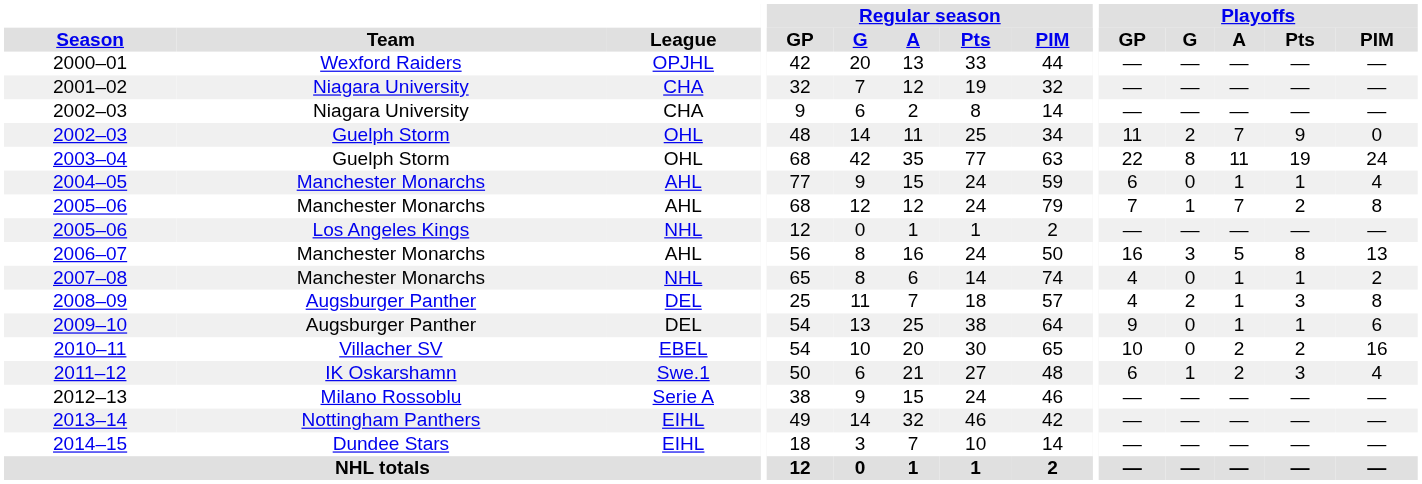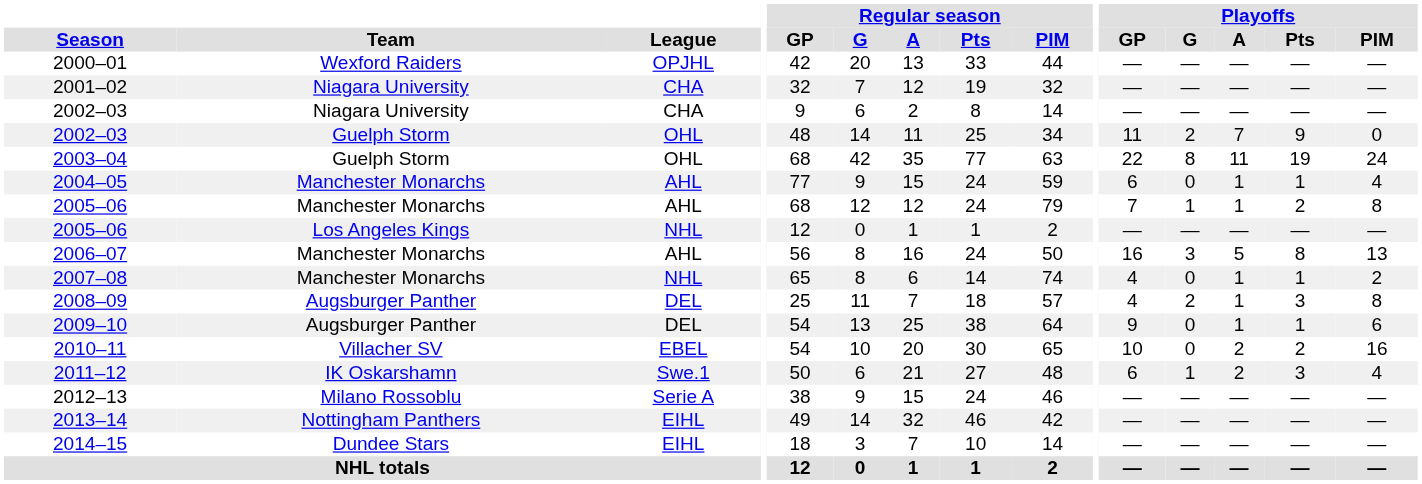(1239, 206) 7 -> (1239, 206) 1
